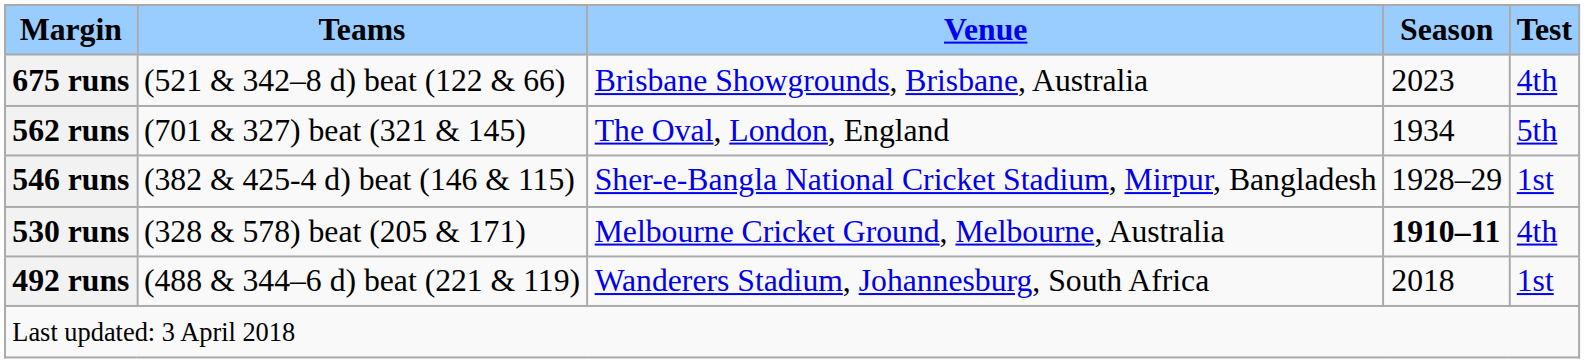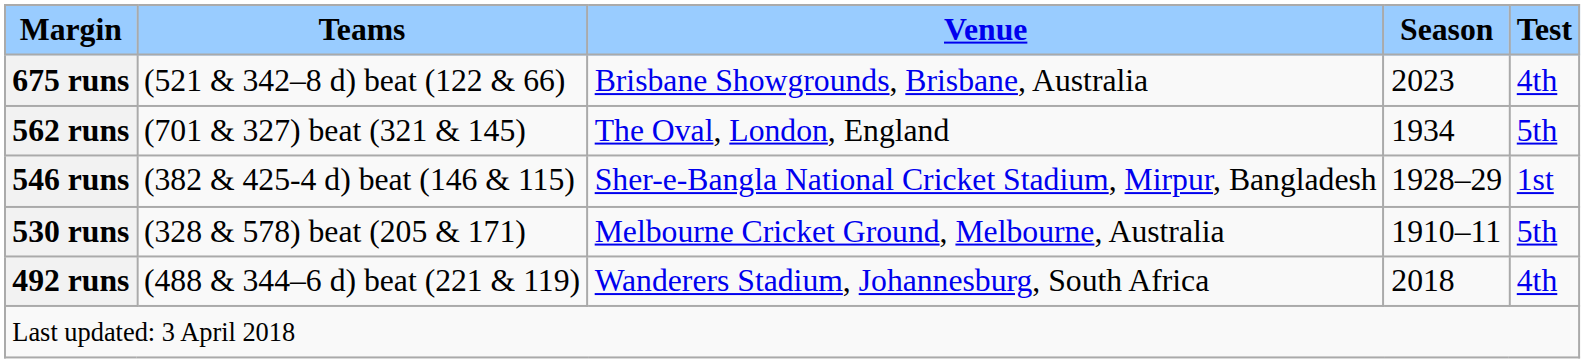(1446, 230) bold -> (1446, 230) normal
(1537, 230) 4th -> (1537, 230) 5th
(1535, 280) 1st -> (1537, 280) 4th
